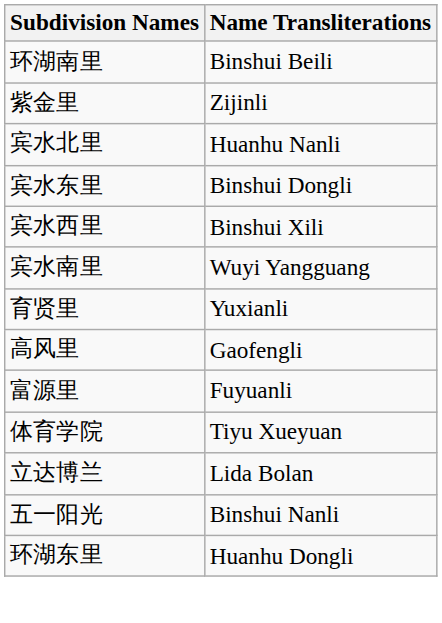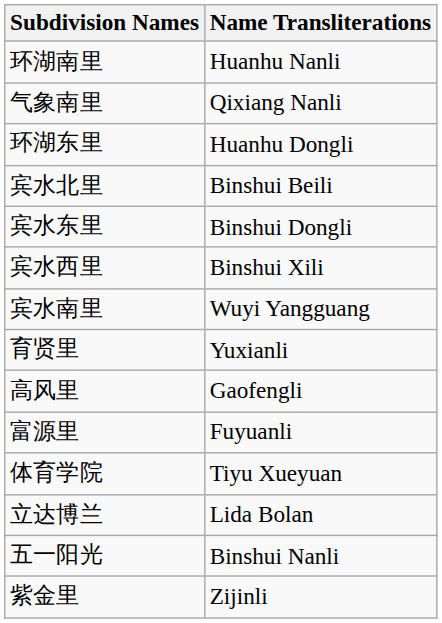(271, 61) Binshui Beili -> (275, 61) Huanhu Nanli
+ row: (56, 102)
rows swapped: (56, 554) <-> (45, 102)
(275, 144) Huanhu Nanli -> (271, 185) Binshui Beili
